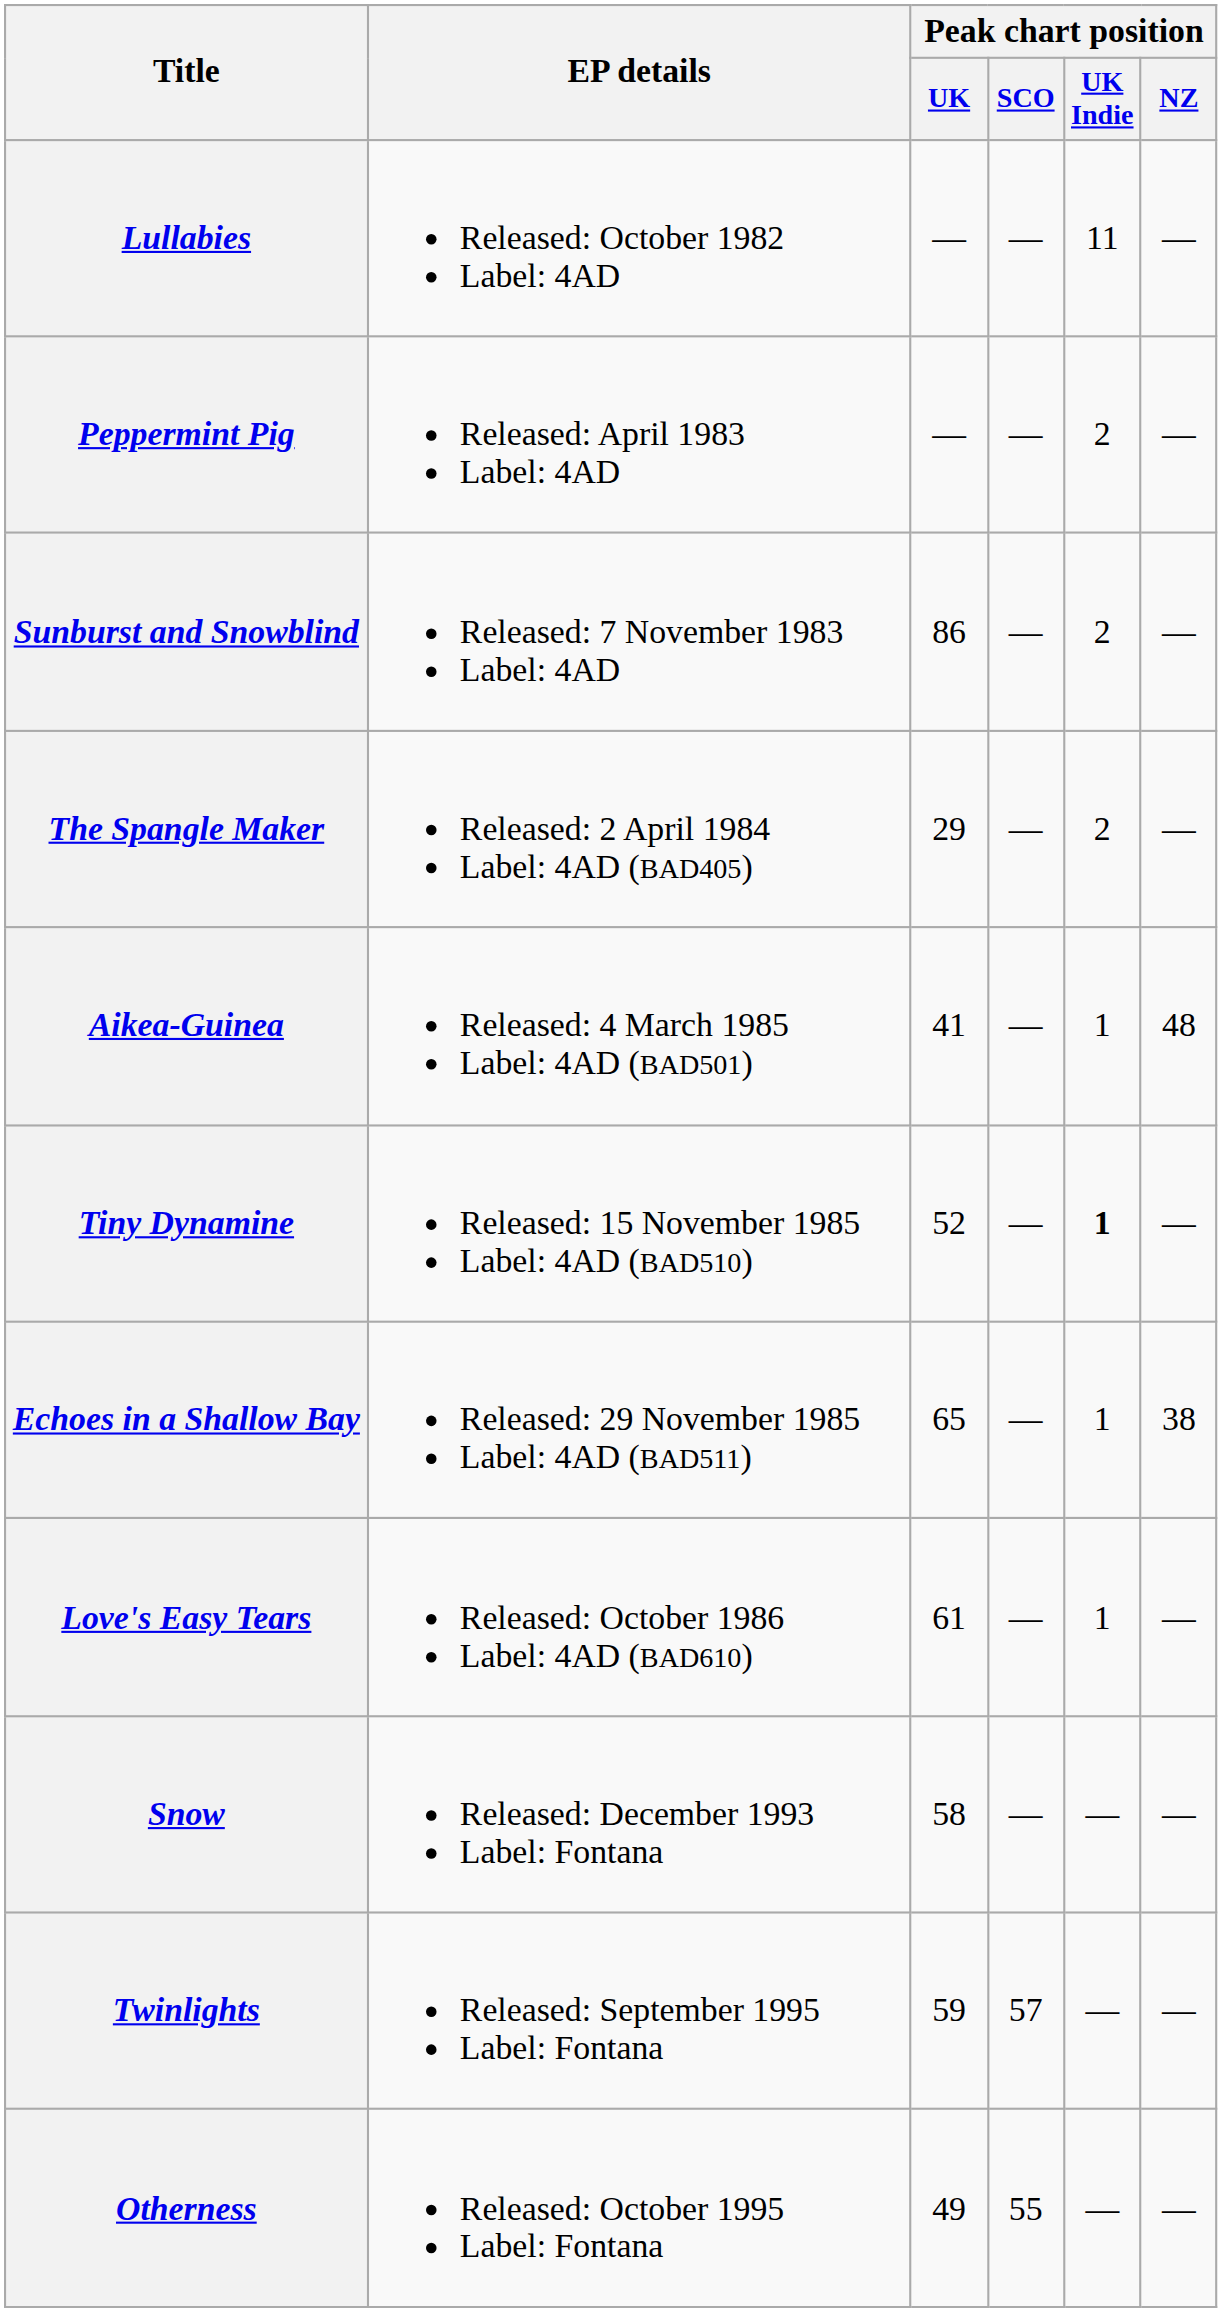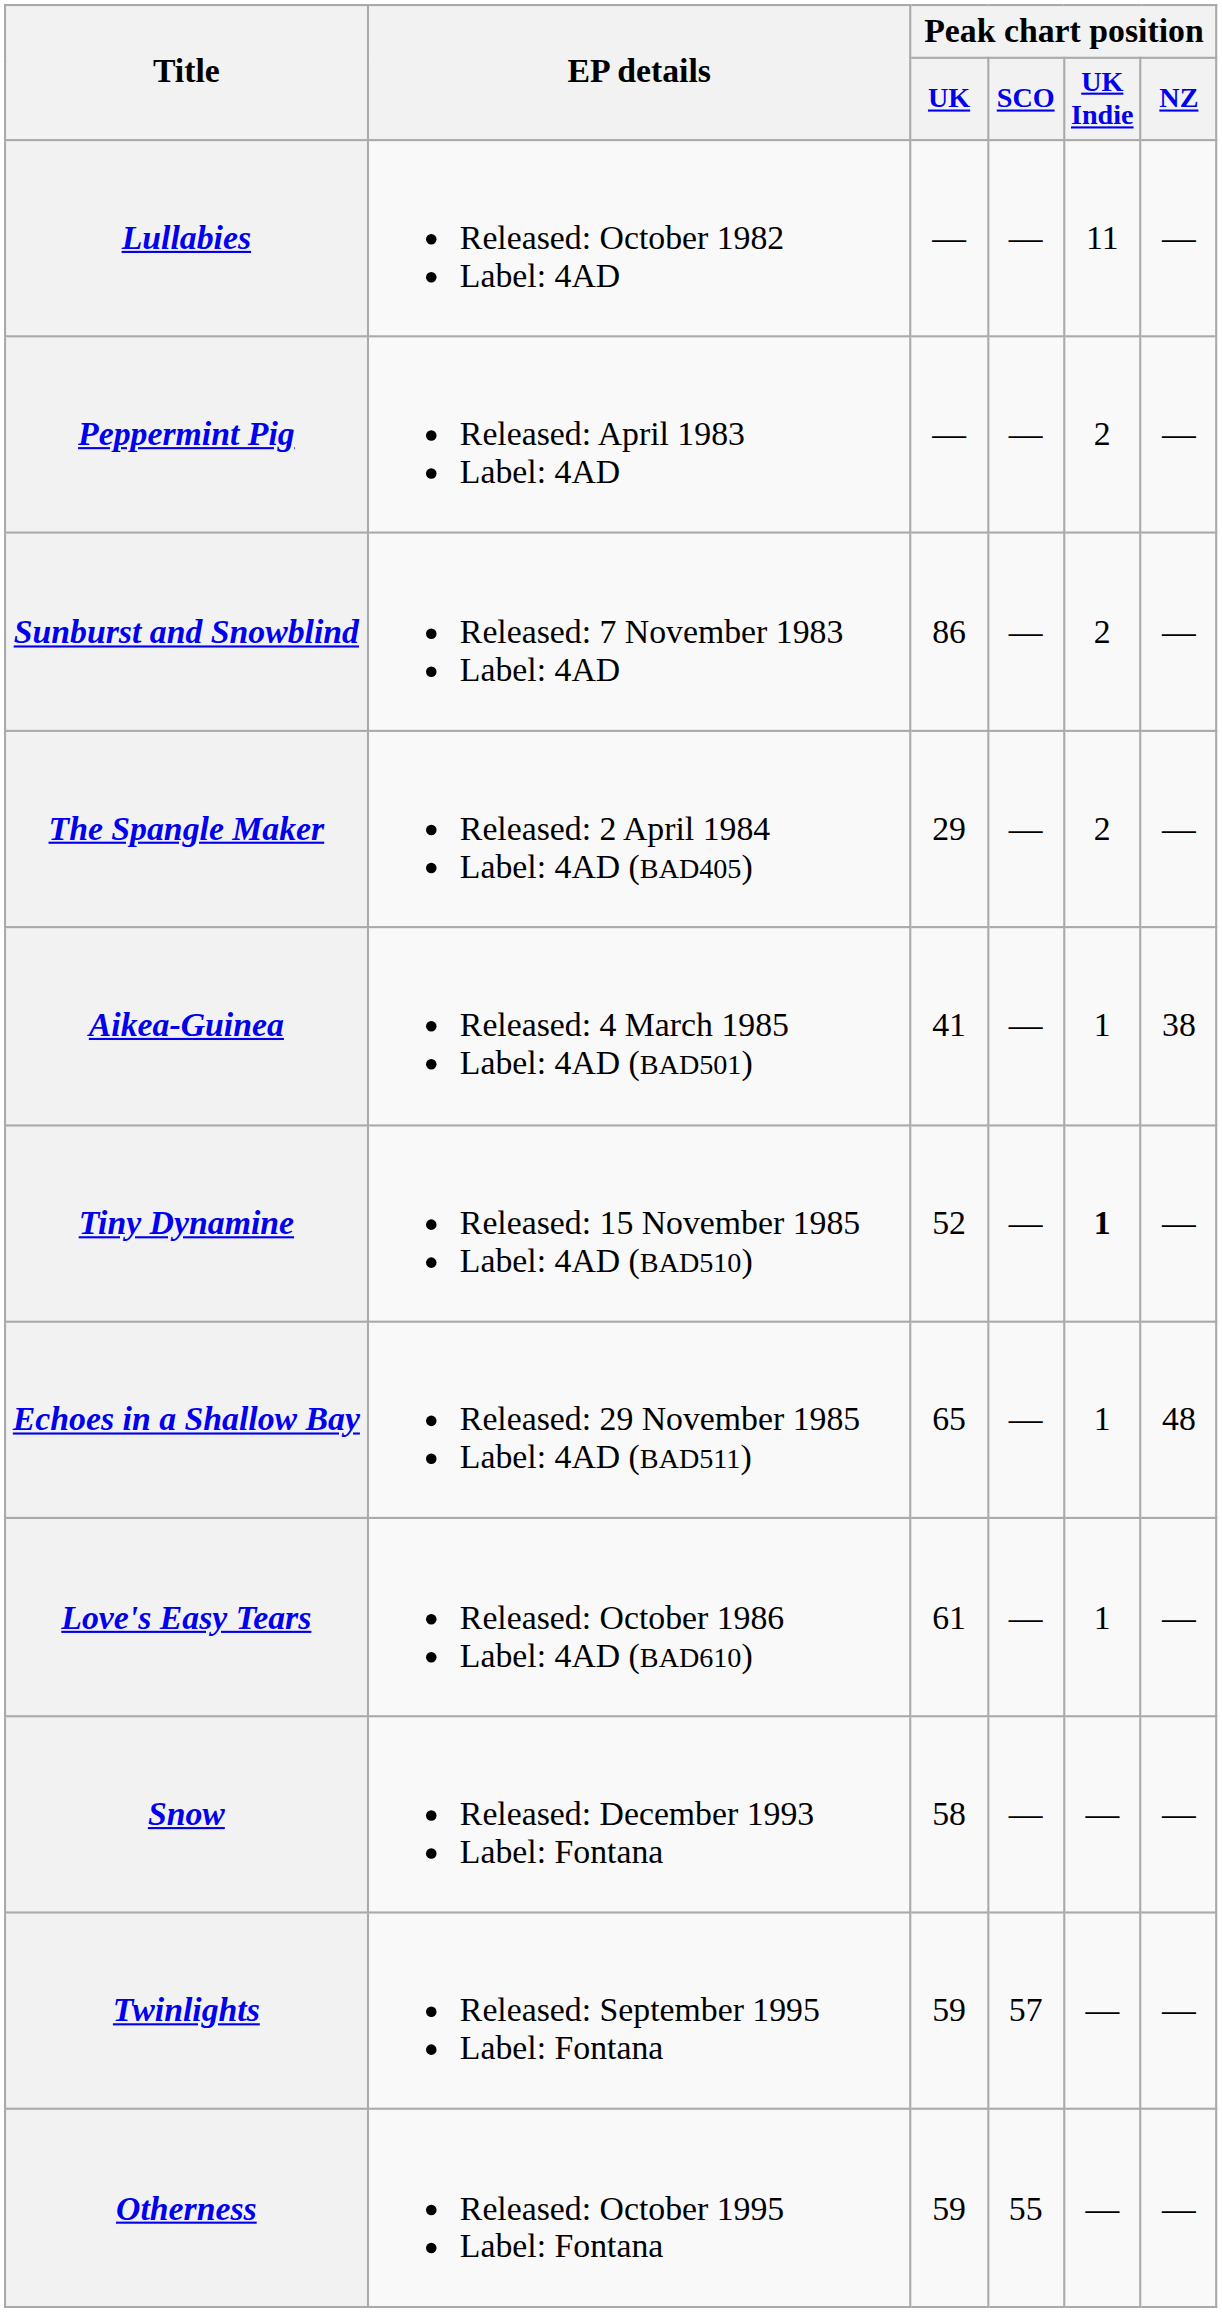(1179, 1025) 48 -> (1179, 1025) 38
(1179, 1419) 38 -> (1179, 1419) 48
(949, 2207) 49 -> (949, 2207) 59
